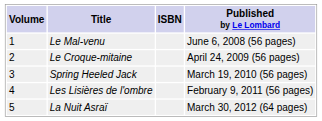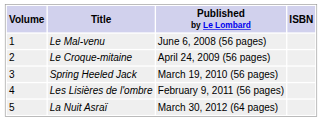columns swapped: (250, 19) <-> (170, 19)
